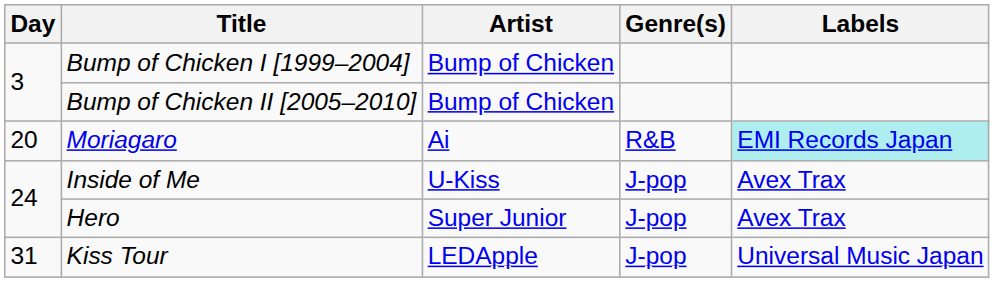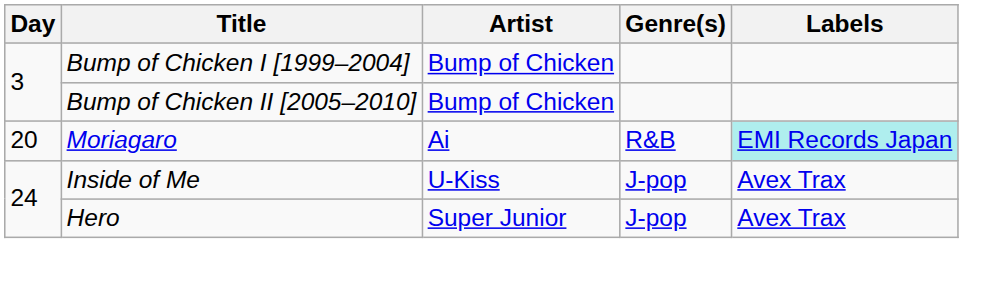- row: (117, 256)
